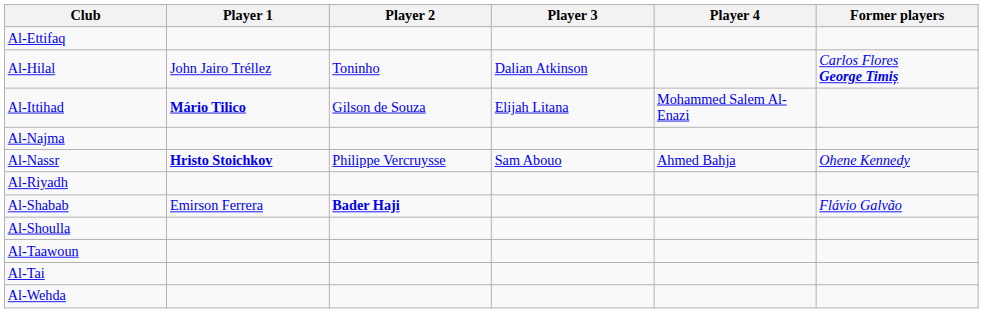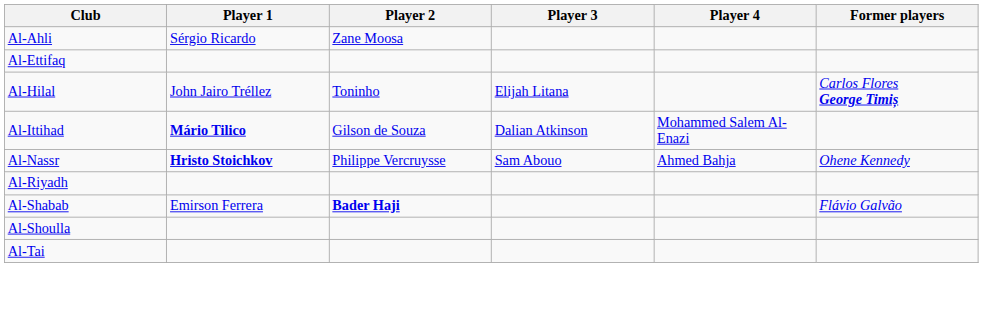+ row: (30, 38)
(541, 68) Dalian Atkinson -> (532, 91) Elijah Litana
(532, 107) Elijah Litana -> (541, 130) Dalian Atkinson
- row: (36, 138)
- row: (43, 251)
- row: (37, 296)
